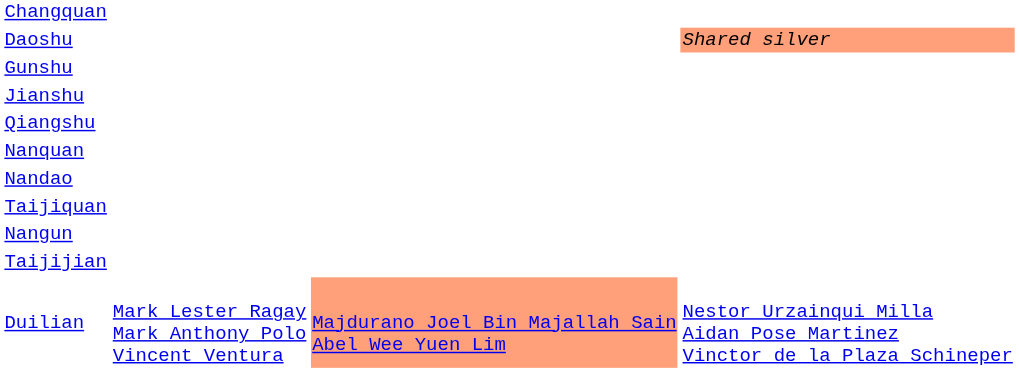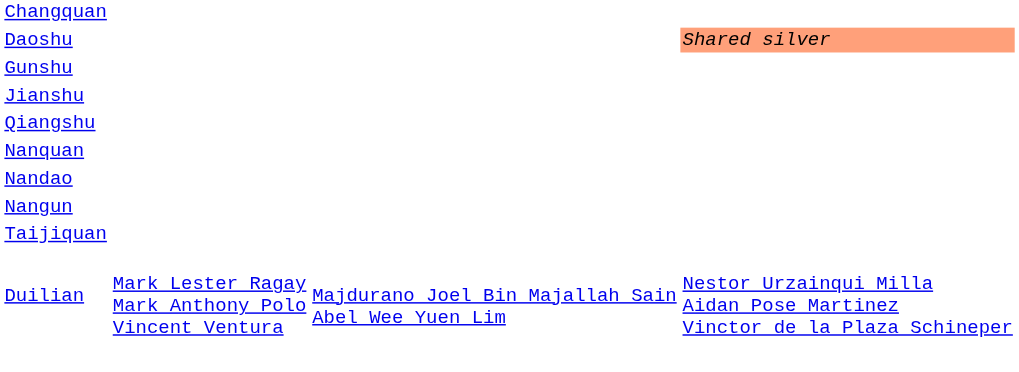rows swapped: (39, 234) <-> (56, 207)
- row: (56, 262)
(494, 334) lightsalmon background -> (494, 306) no background
